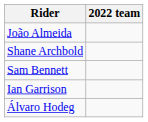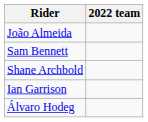rows swapped: (45, 51) <-> (38, 70)
